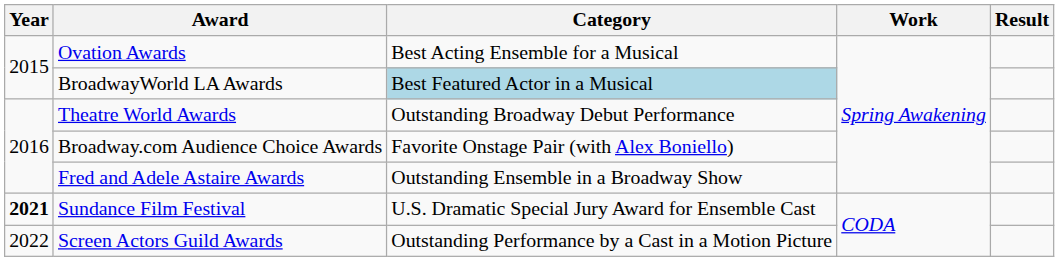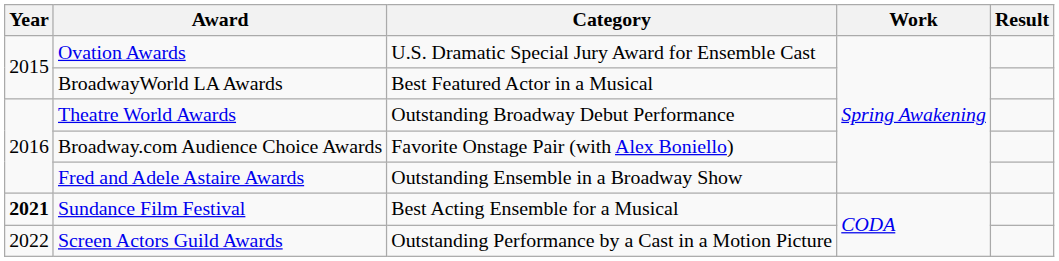(535, 51) Best Acting Ensemble for a Musical -> (603, 51) U.S. Dramatic Special Jury Award for Ensemble Cast
(522, 83) lightblue background -> (522, 83) no background
(603, 209) U.S. Dramatic Special Jury Award for Ensemble Cast -> (535, 209) Best Acting Ensemble for a Musical
